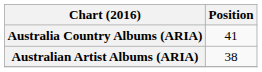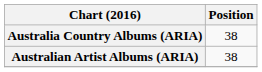(231, 35) 41 -> (231, 35) 38
